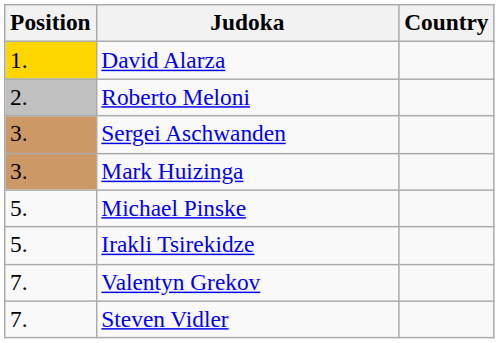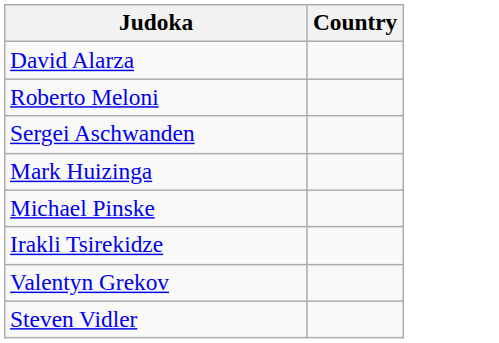- column: (50, 23)
